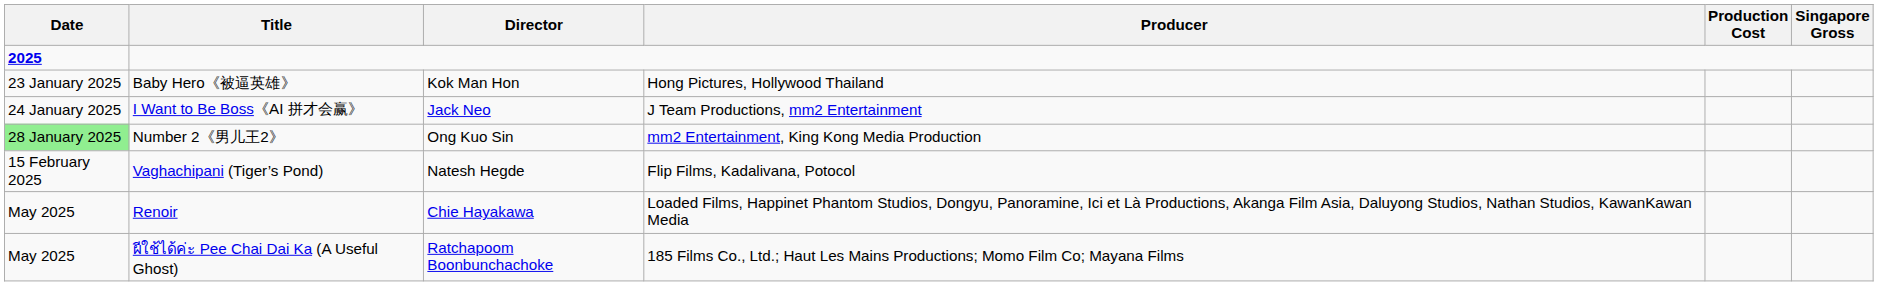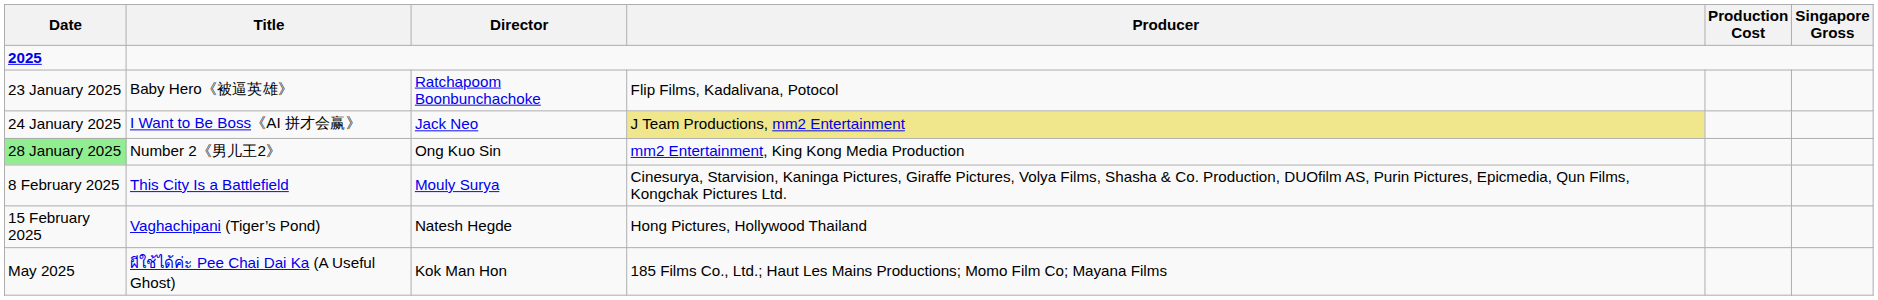(473, 83) Kok Man Hon -> (478, 90) Ratchapoom Boonbunchachoke
(766, 83) Hong Pictures, Hollywood Thailand -> (735, 90) Flip Films, Kadalivana, Potocol
(785, 110) no background -> (768, 124) khaki background
+ row: (209, 185)
(751, 171) Flip Films, Kadalivana, Potocol -> (749, 226) Hong Pictures, Hollywood Thailand
- row: (155, 212)
(490, 257) Ratchapoom Boonbunchachoke -> (461, 271) Kok Man Hon
